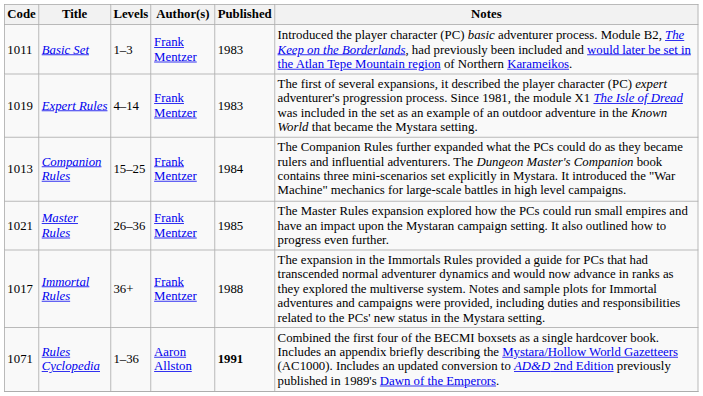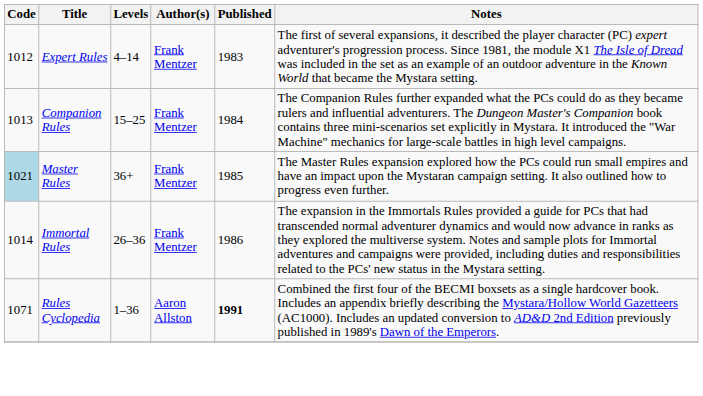- row: (65, 49)
(20, 105) 1019 -> (20, 56) 1012
(20, 225) no background -> (20, 176) lightblue background
(129, 225) 26–36 -> (123, 176) 36+
(20, 288) 1017 -> (20, 239) 1014
(123, 288) 36+ -> (129, 239) 26–36
(230, 288) 1988 -> (230, 239) 1986
